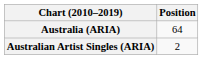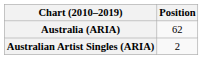(177, 29) 64 -> (177, 29) 62
